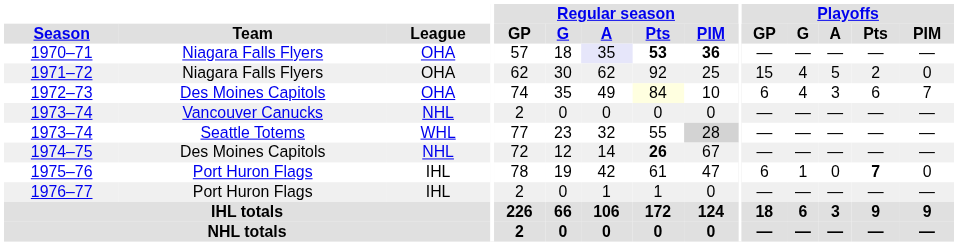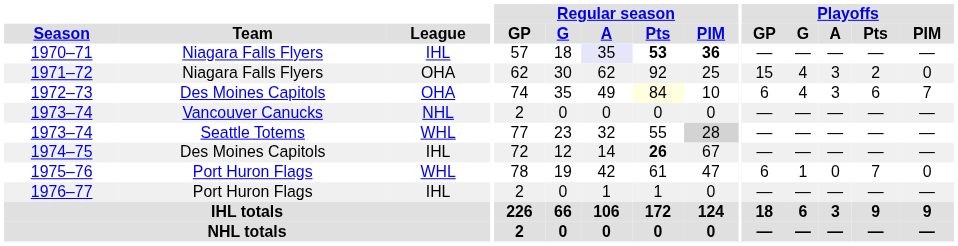(438, 53) OHA -> (438, 53) IHL
(835, 73) 5 -> (835, 73) 3
(438, 152) NHL -> (438, 152) IHL
(438, 172) IHL -> (438, 172) WHL
(876, 172) bold -> (876, 172) normal
